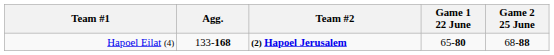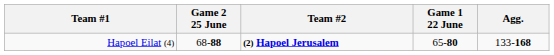columns swapped: (213, 19) <-> (517, 19)
